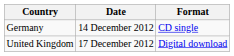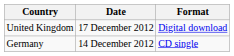rows swapped: (25, 28) <-> (40, 43)
